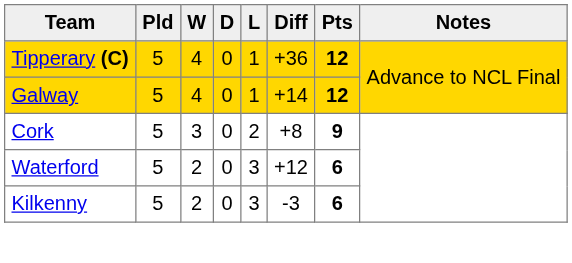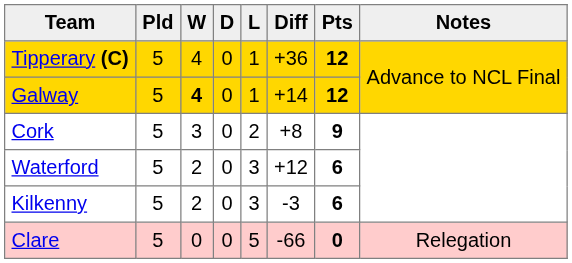(197, 95) normal -> (197, 95) bold
+ row: (35, 240)
